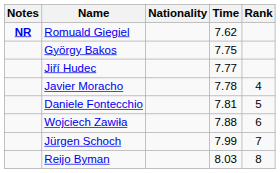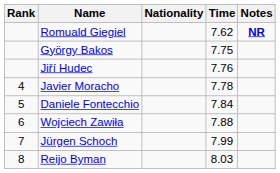columns swapped: (259, 13) <-> (23, 13)
(226, 68) 7.77 -> (222, 68) 7.76
(226, 104) 7.81 -> (222, 104) 7.84
